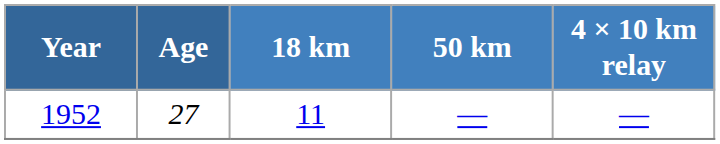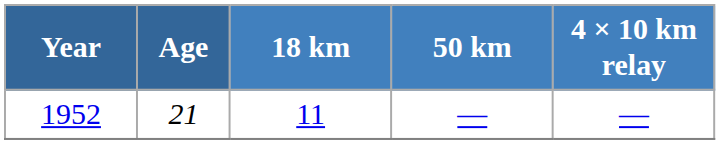(183, 114) 27 -> (183, 114) 21
